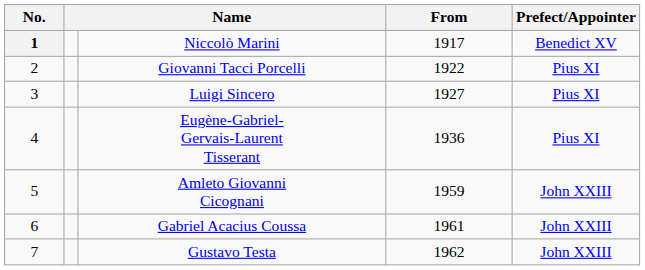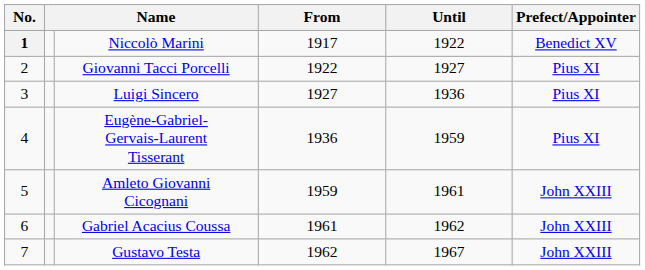+ column: (449, 17)
